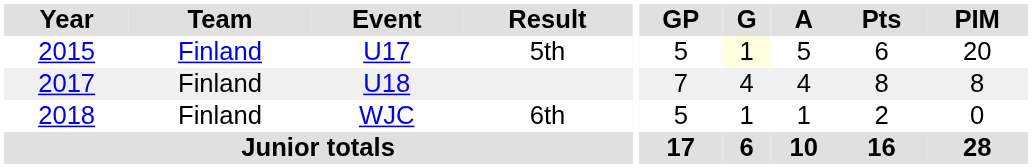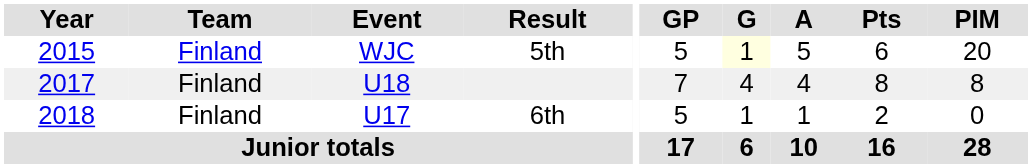(387, 51) U17 -> (387, 51) WJC
(387, 115) WJC -> (387, 115) U17
